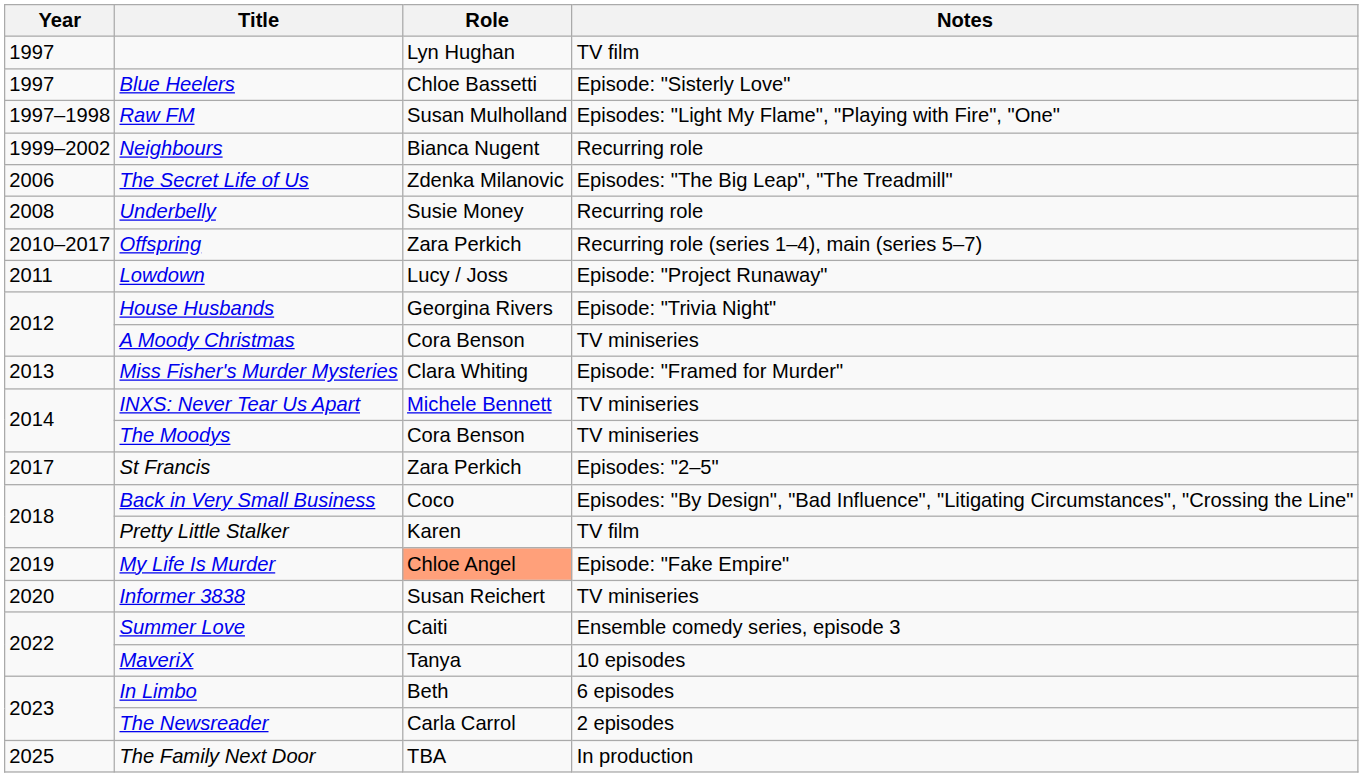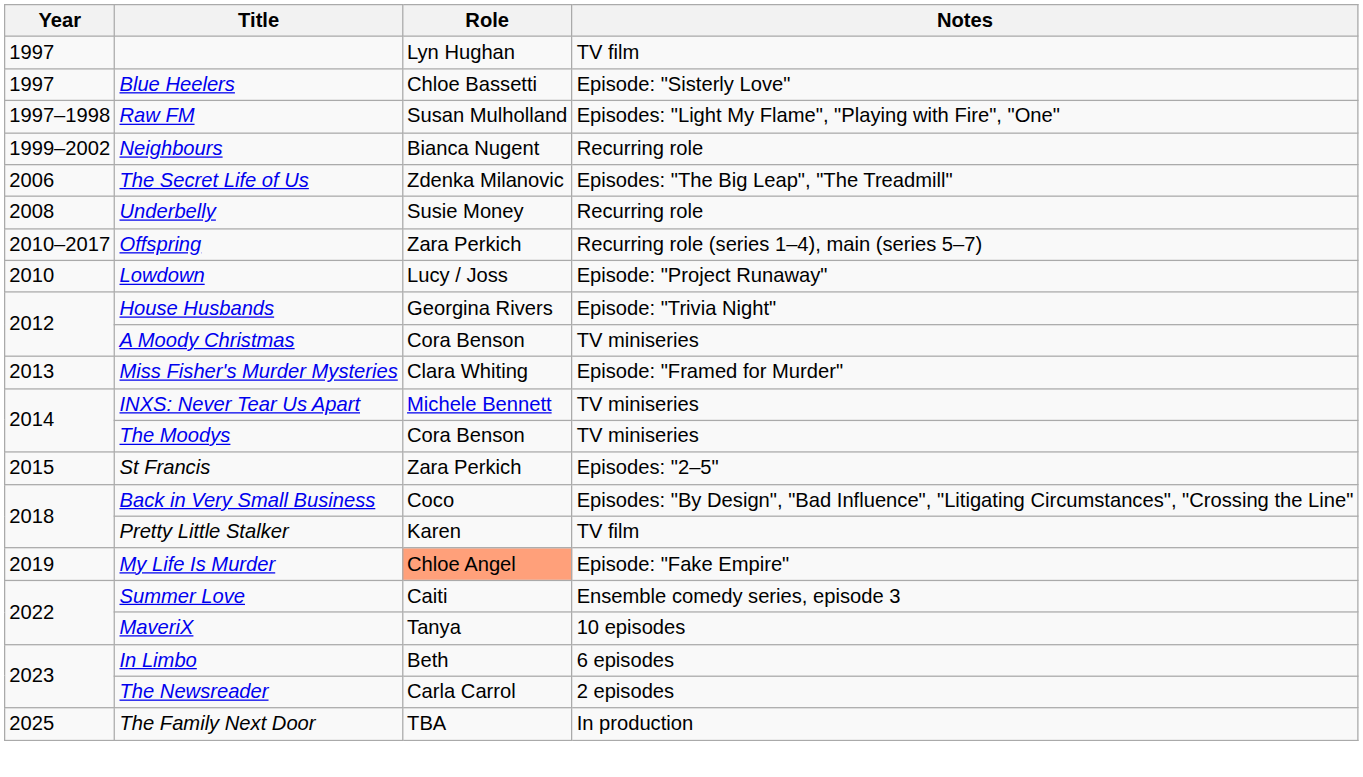(31, 276) 2011 -> (32, 276) 2010
(32, 468) 2017 -> (32, 468) 2015
- row: (182, 595)
